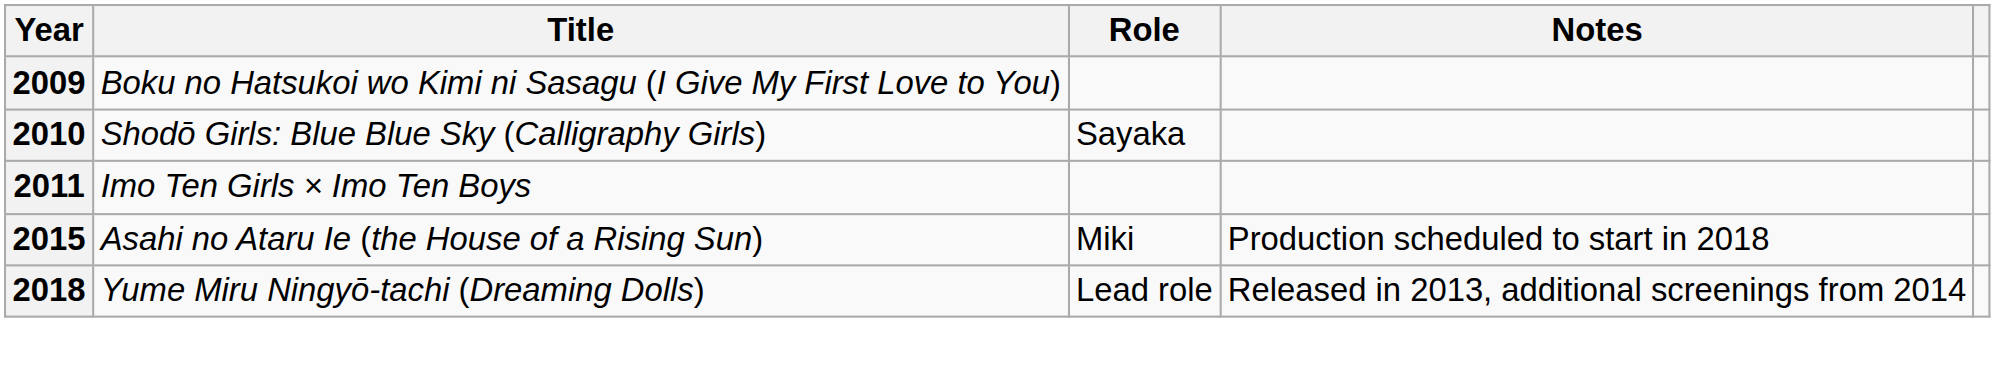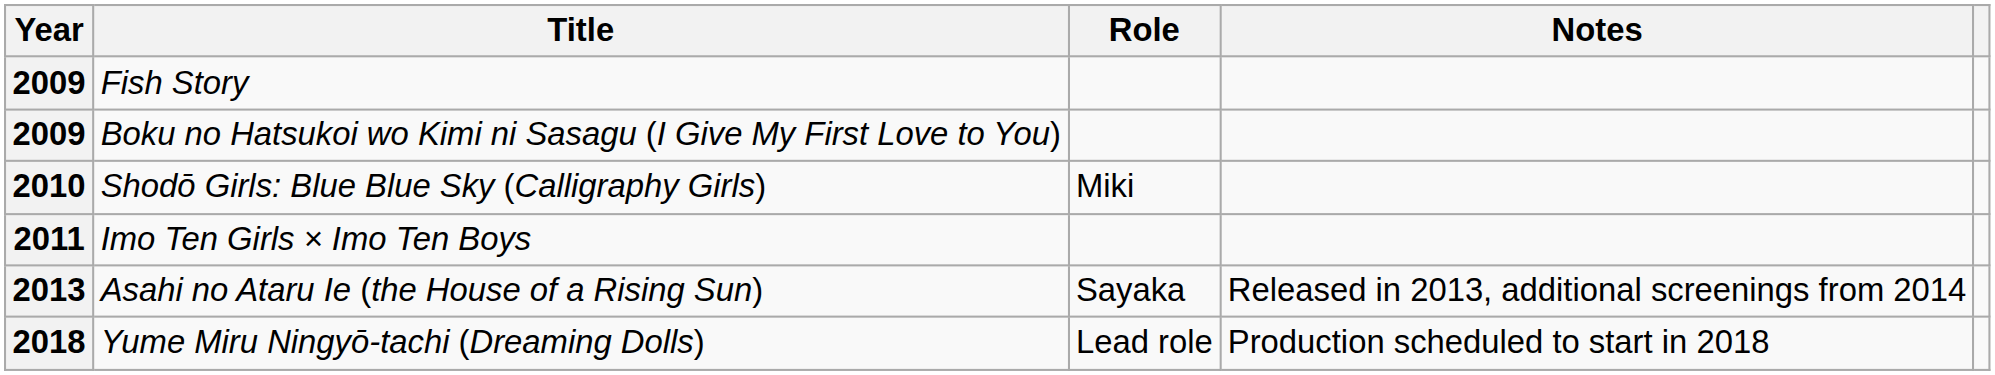+ row: (174, 82)
(1131, 134) Sayaka -> (1105, 186) Miki
(49, 238) 2015 -> (49, 290) 2013
(1105, 238) Miki -> (1131, 290) Sayaka
(1499, 238) Production scheduled to start in 2018 -> (1597, 290) Released in 2013, additional screenings from 2014
(1597, 290) Released in 2013, additional screenings from 2014 -> (1499, 342) Production scheduled to start in 2018
